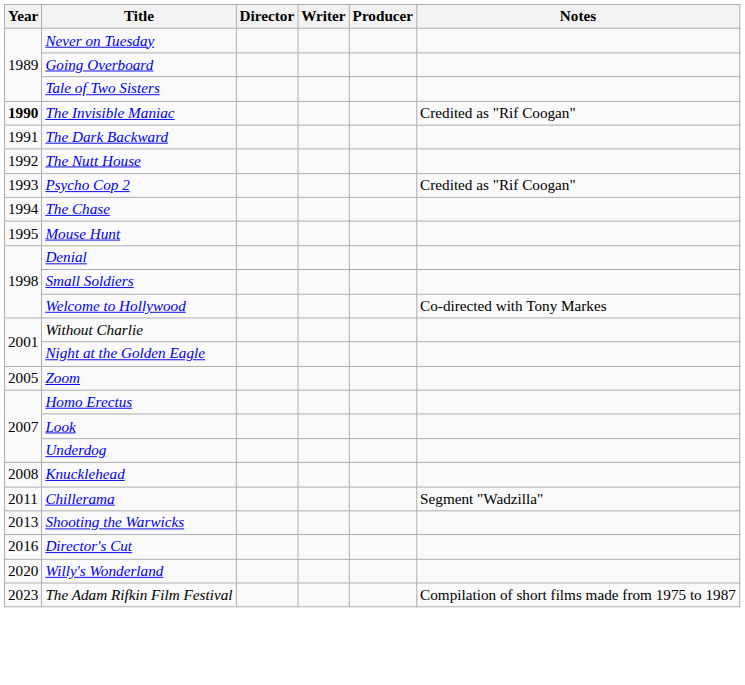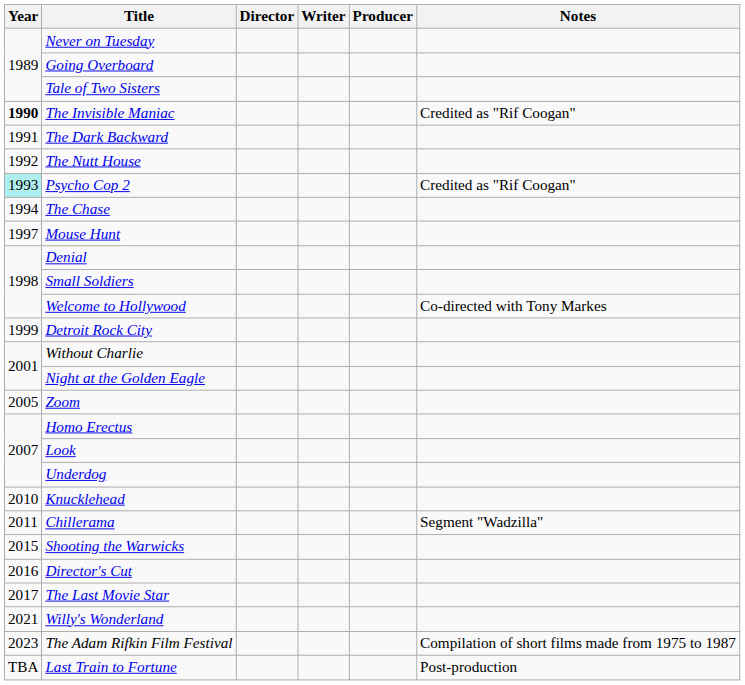(23, 185) no background -> (23, 185) paleturquoise background
(23, 233) 1995 -> (23, 233) 1997
+ row: (99, 329)
(23, 474) 2008 -> (23, 498) 2010
(23, 522) 2013 -> (23, 546) 2015
+ row: (107, 595)
(23, 570) 2020 -> (23, 619) 2021
+ row: (111, 667)
